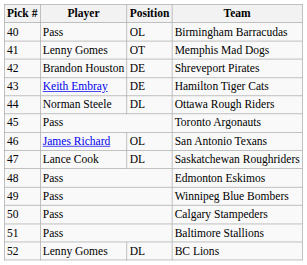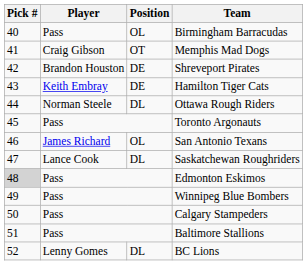(75, 50) Lenny Gomes -> (74, 50) Craig Gibson
(13, 178) no background -> (13, 178) lightgrey background
